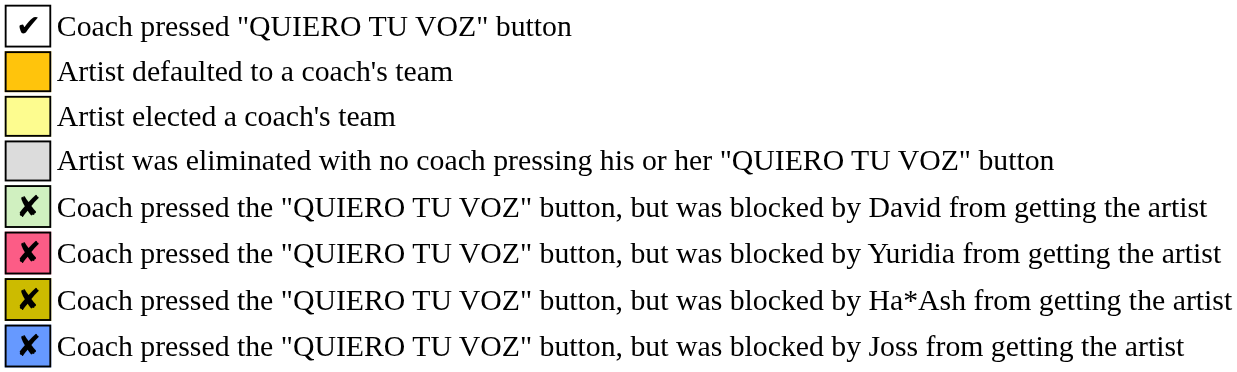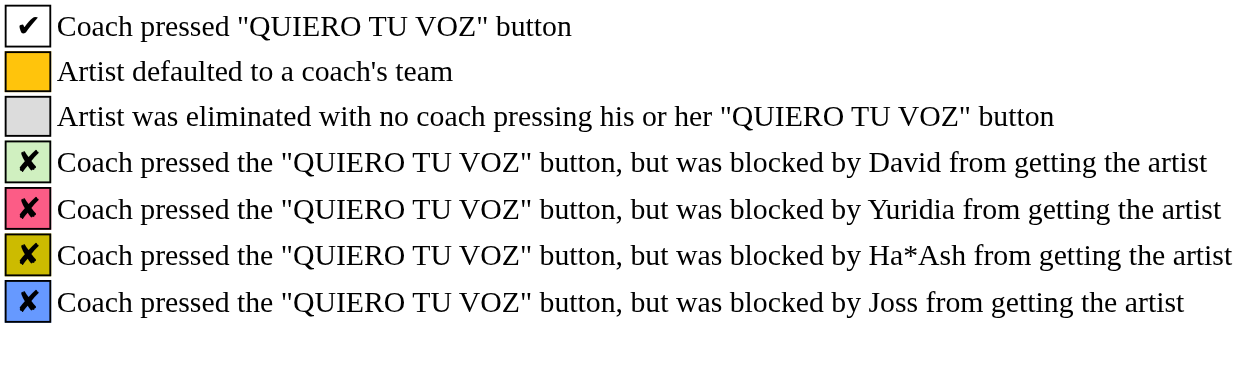- row: (226, 115)
